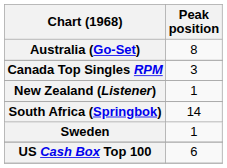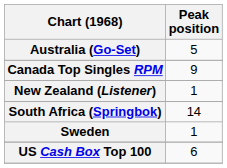(194, 49) 8 -> (194, 49) 5
(194, 70) 3 -> (194, 70) 9
